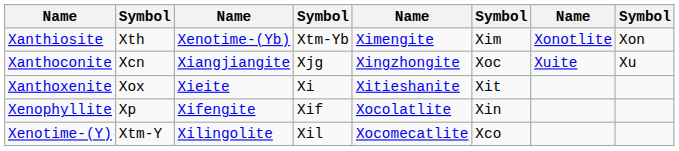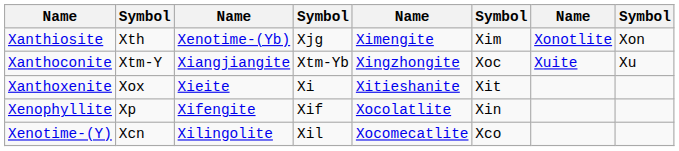(323, 40) Xtm-Yb -> (310, 40) Xjg
(132, 63) Xcn -> (140, 63) Xtm-Y
(310, 63) Xjg -> (323, 63) Xtm-Yb
(140, 134) Xtm-Y -> (132, 134) Xcn
